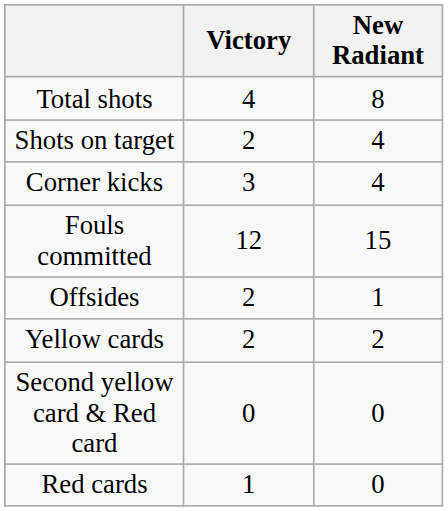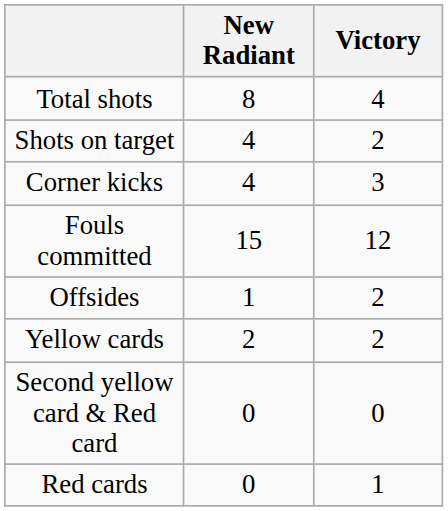columns swapped: (378, 40) <-> (249, 40)
